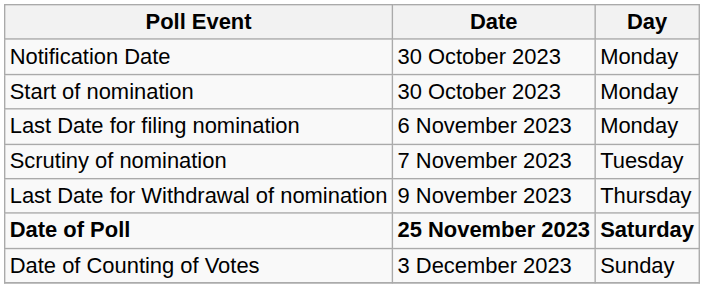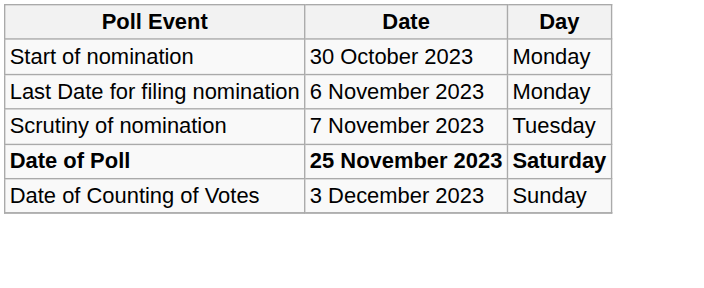- row: (90, 56)
- row: (199, 195)
